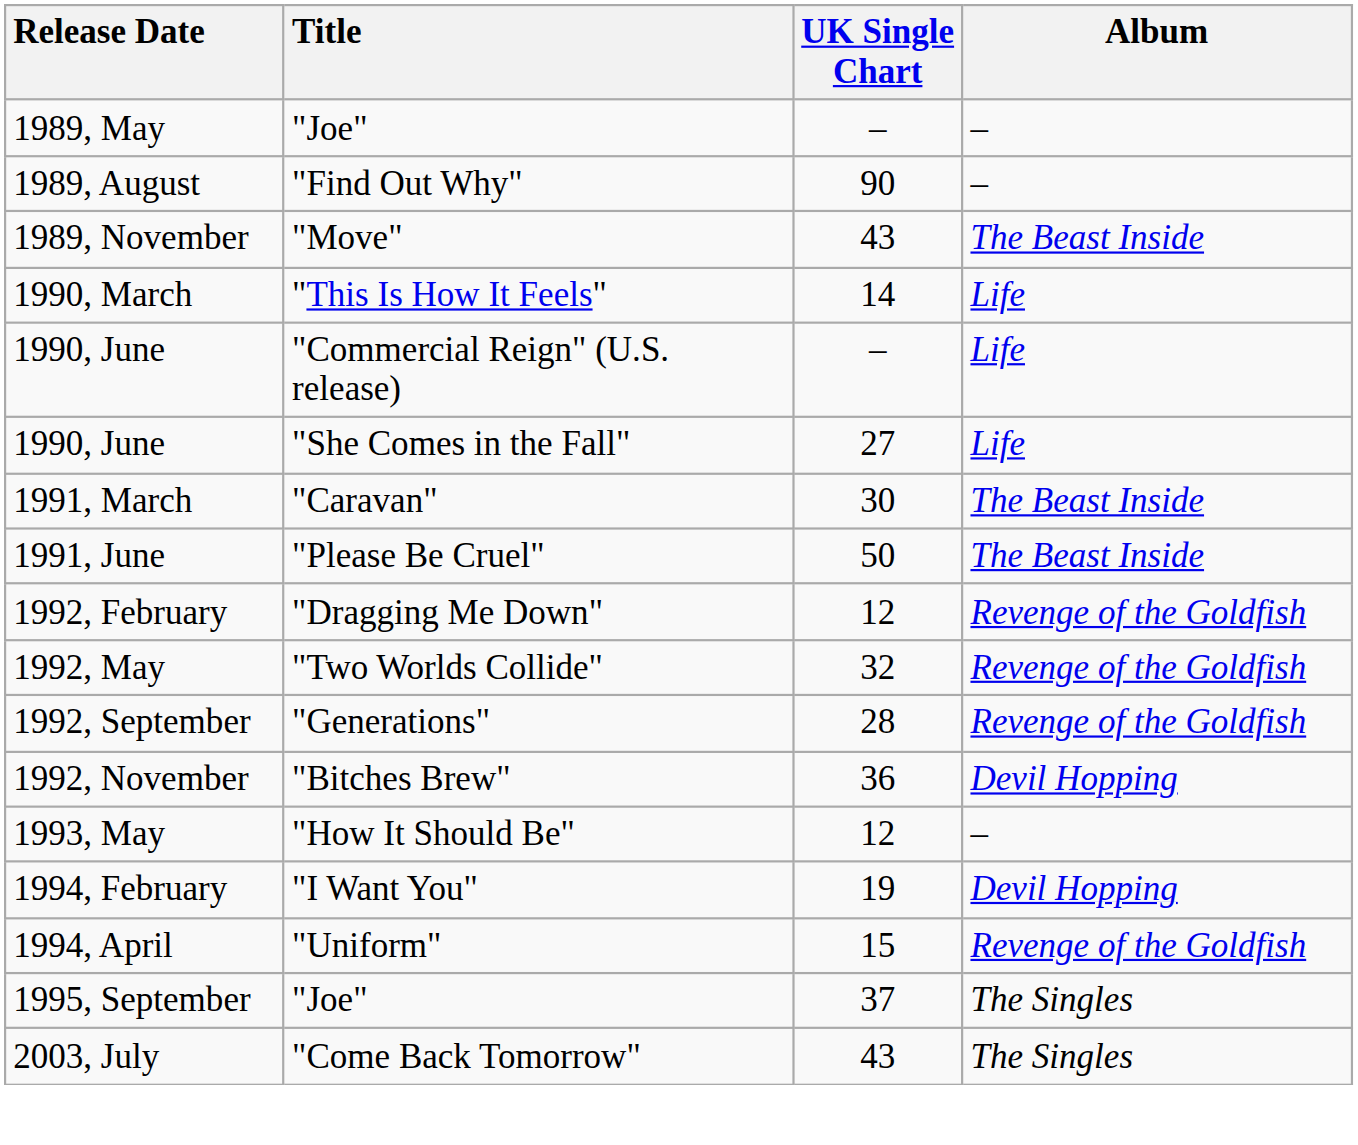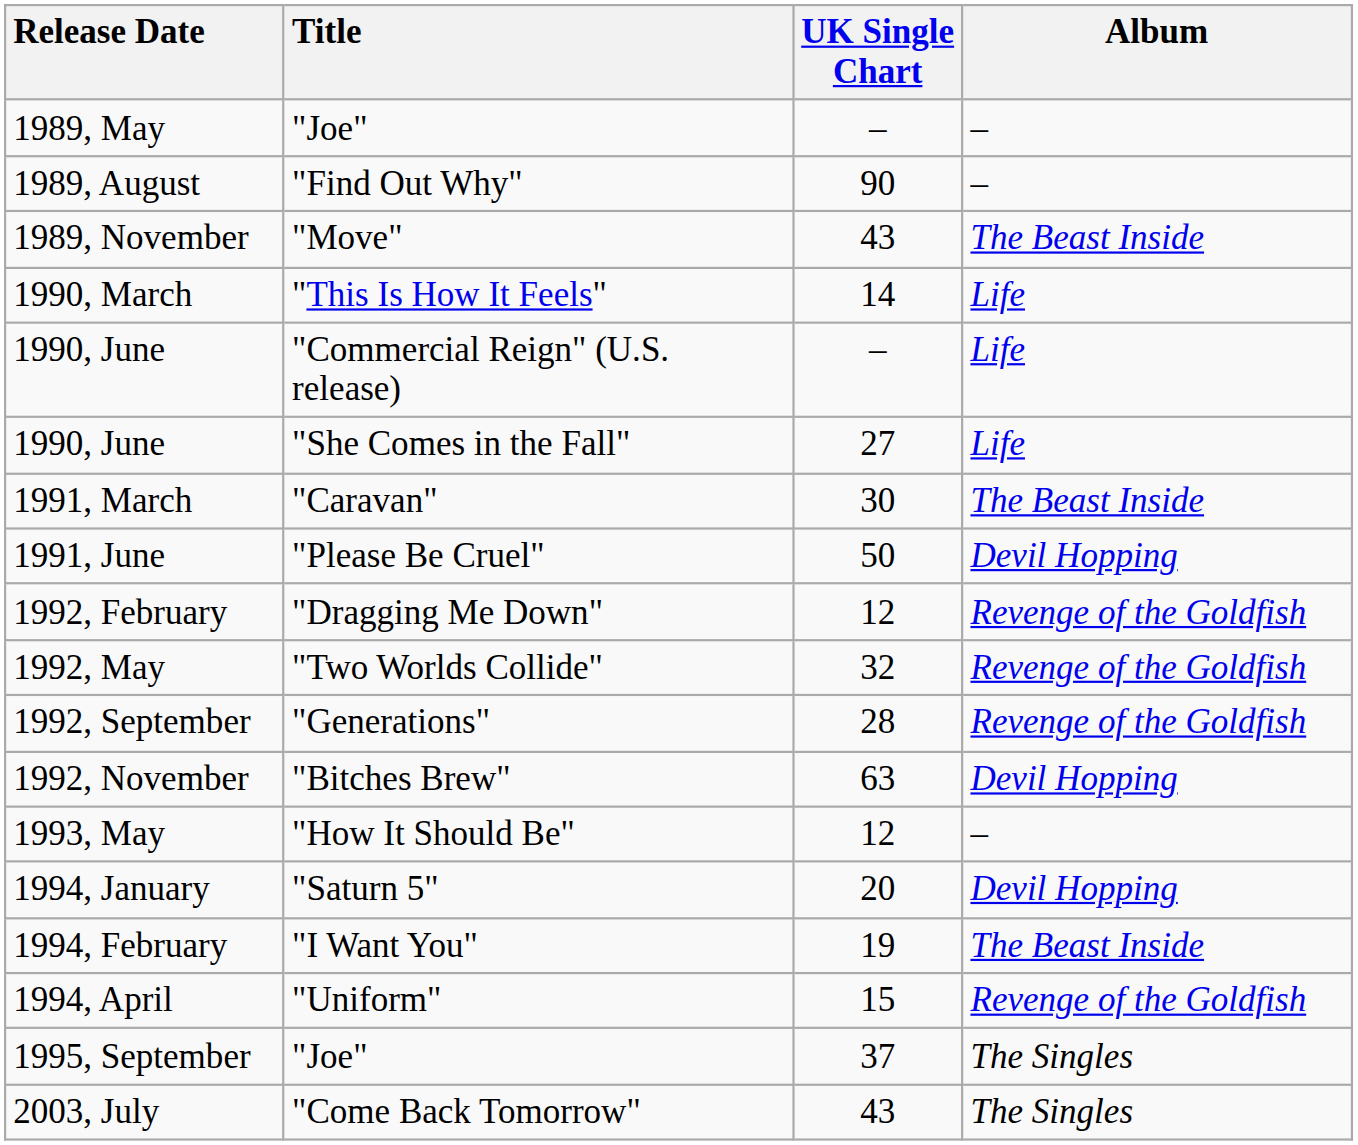(1087, 555) The Beast Inside -> (1074, 555) Devil Hopping
(878, 777) 36 -> (878, 777) 63
+ row: (111, 889)
(1074, 889) Devil Hopping -> (1087, 944) The Beast Inside
